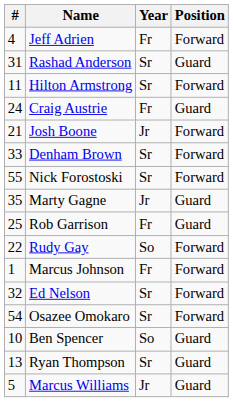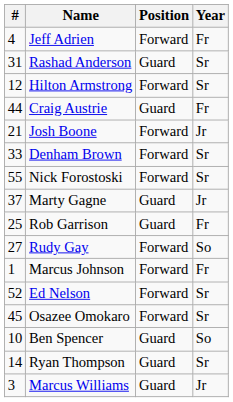columns swapped: (200, 16) <-> (153, 16)
(15, 85) 11 -> (15, 85) 12
(15, 108) 24 -> (15, 108) 44
(15, 200) 35 -> (15, 200) 37
(15, 246) 22 -> (15, 246) 27
(15, 293) 32 -> (15, 293) 52
(15, 316) 54 -> (15, 316) 45
(15, 362) 13 -> (15, 362) 14
(11, 385) 5 -> (11, 385) 3
